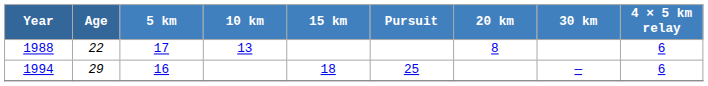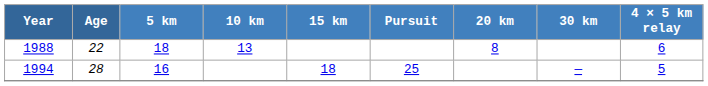(161, 50) 17 -> (161, 50) 18
(96, 71) 29 -> (96, 71) 28
(662, 71) 6 -> (662, 71) 5
